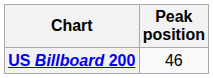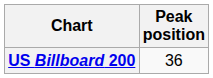(174, 60) 46 -> (174, 60) 36
